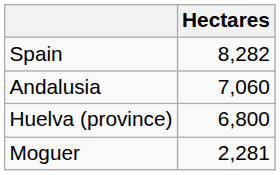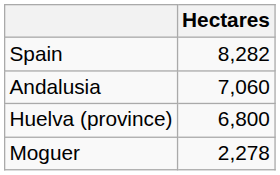(244, 152) 2,281 -> (244, 152) 2,278
